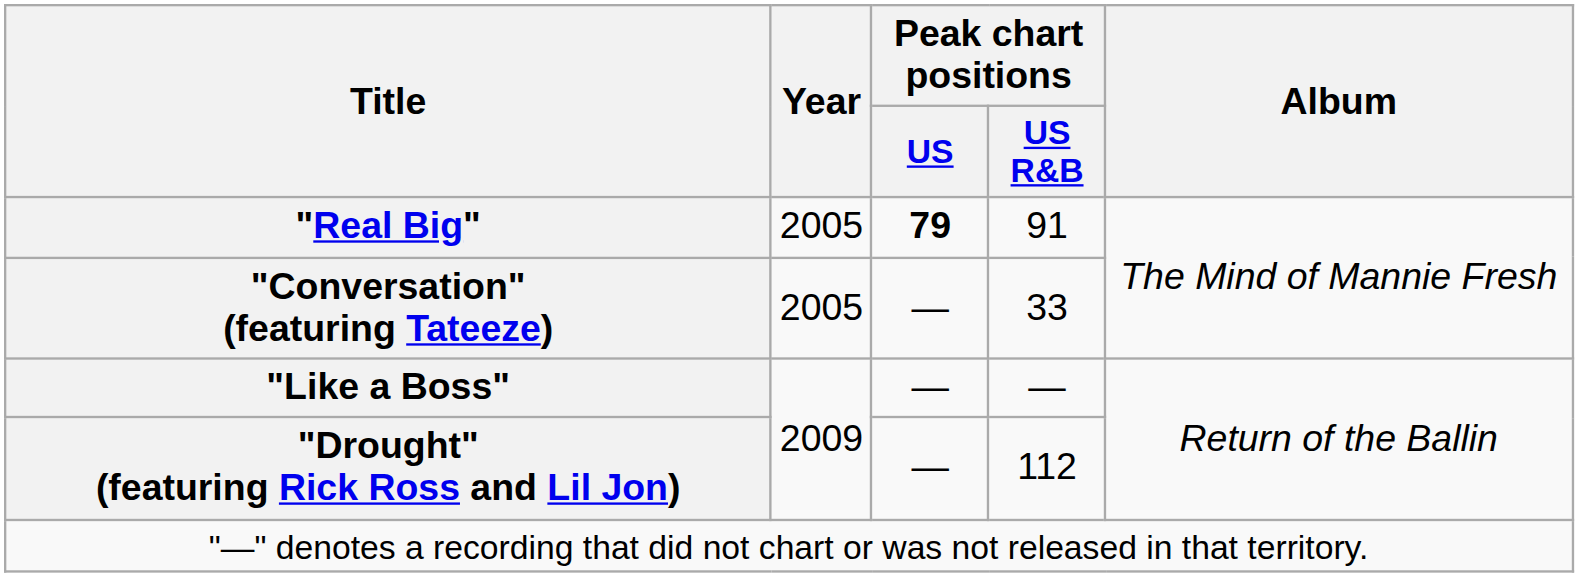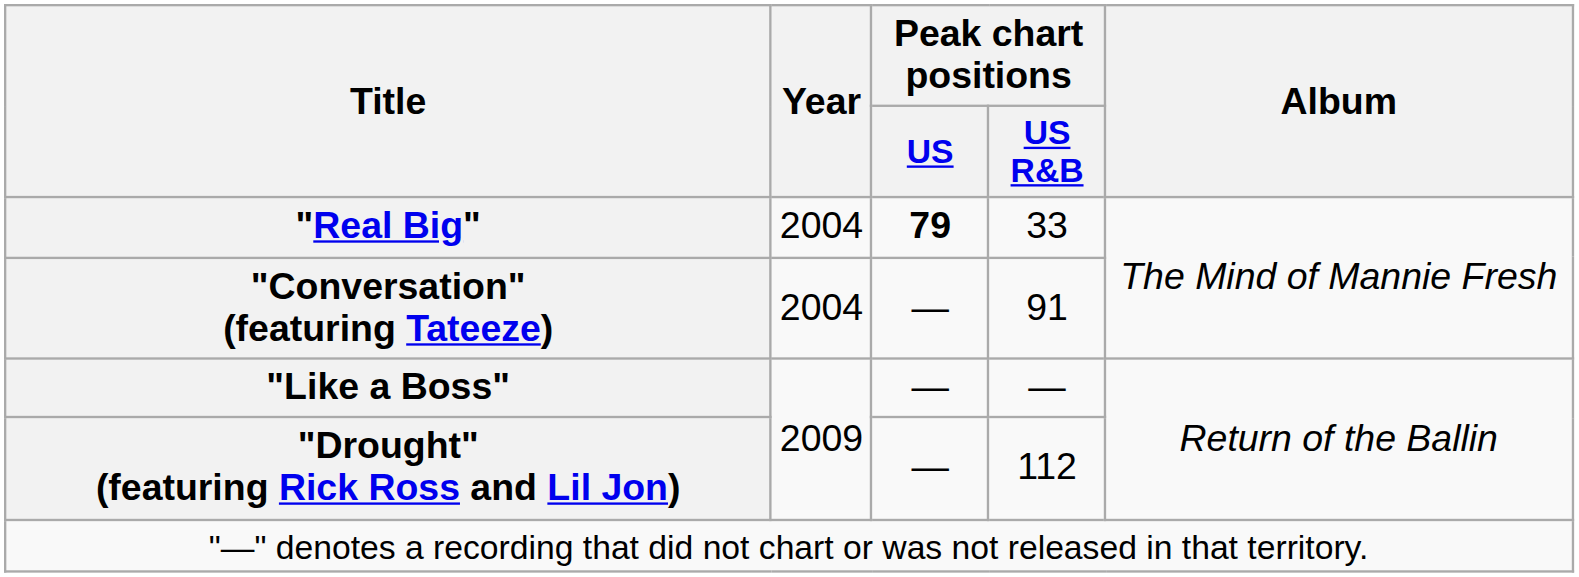(822, 226) 2005 -> (822, 226) 2004
(1047, 226) 91 -> (1047, 226) 33
(822, 306) 2005 -> (822, 306) 2004
(1047, 306) 33 -> (1047, 306) 91
